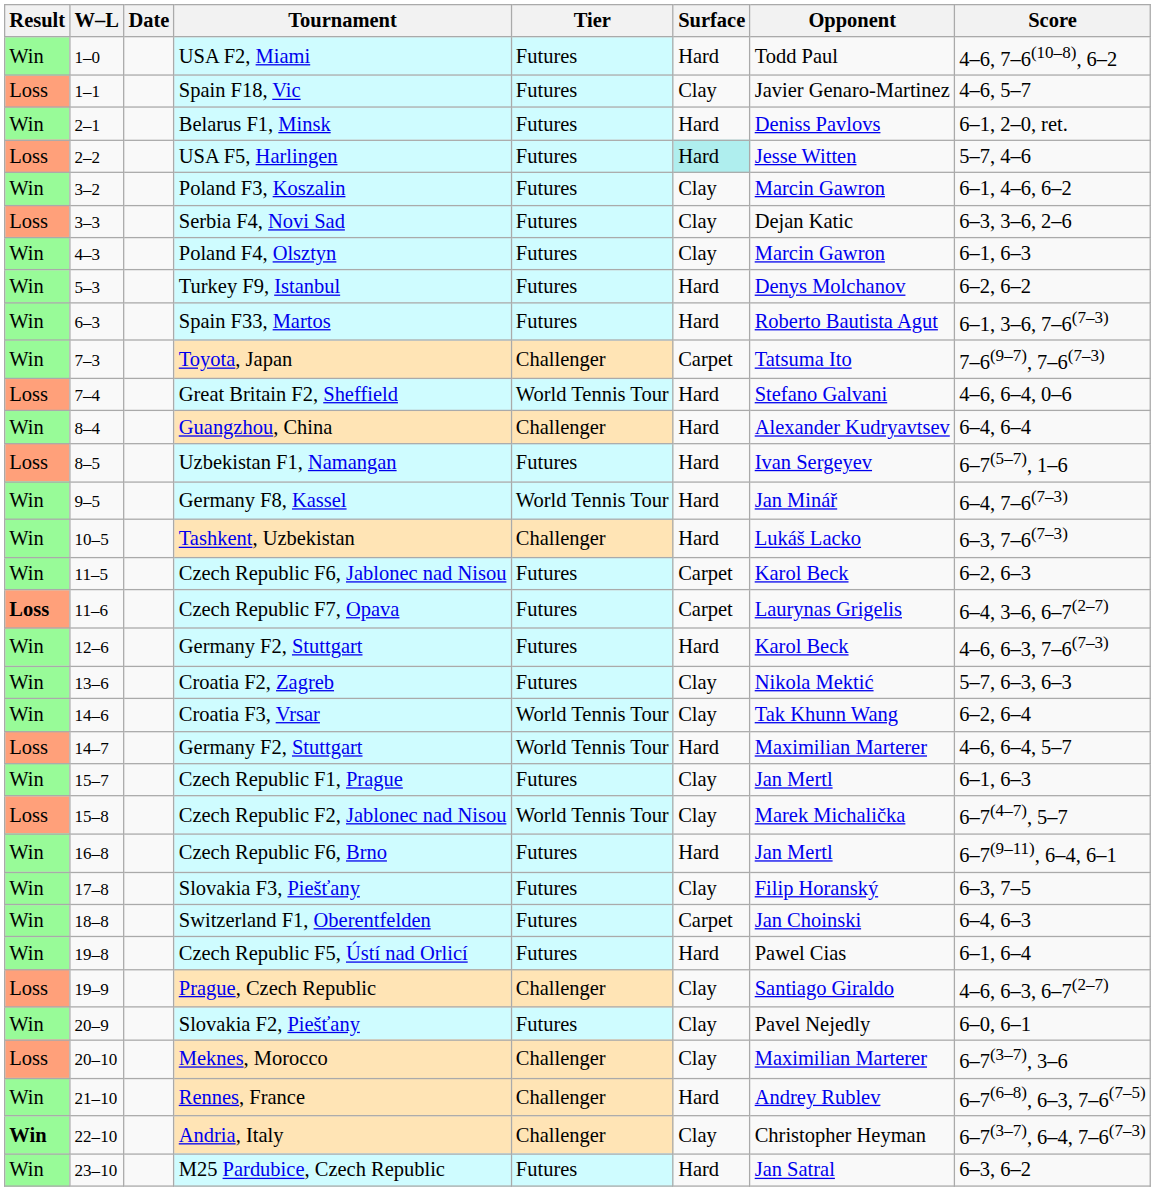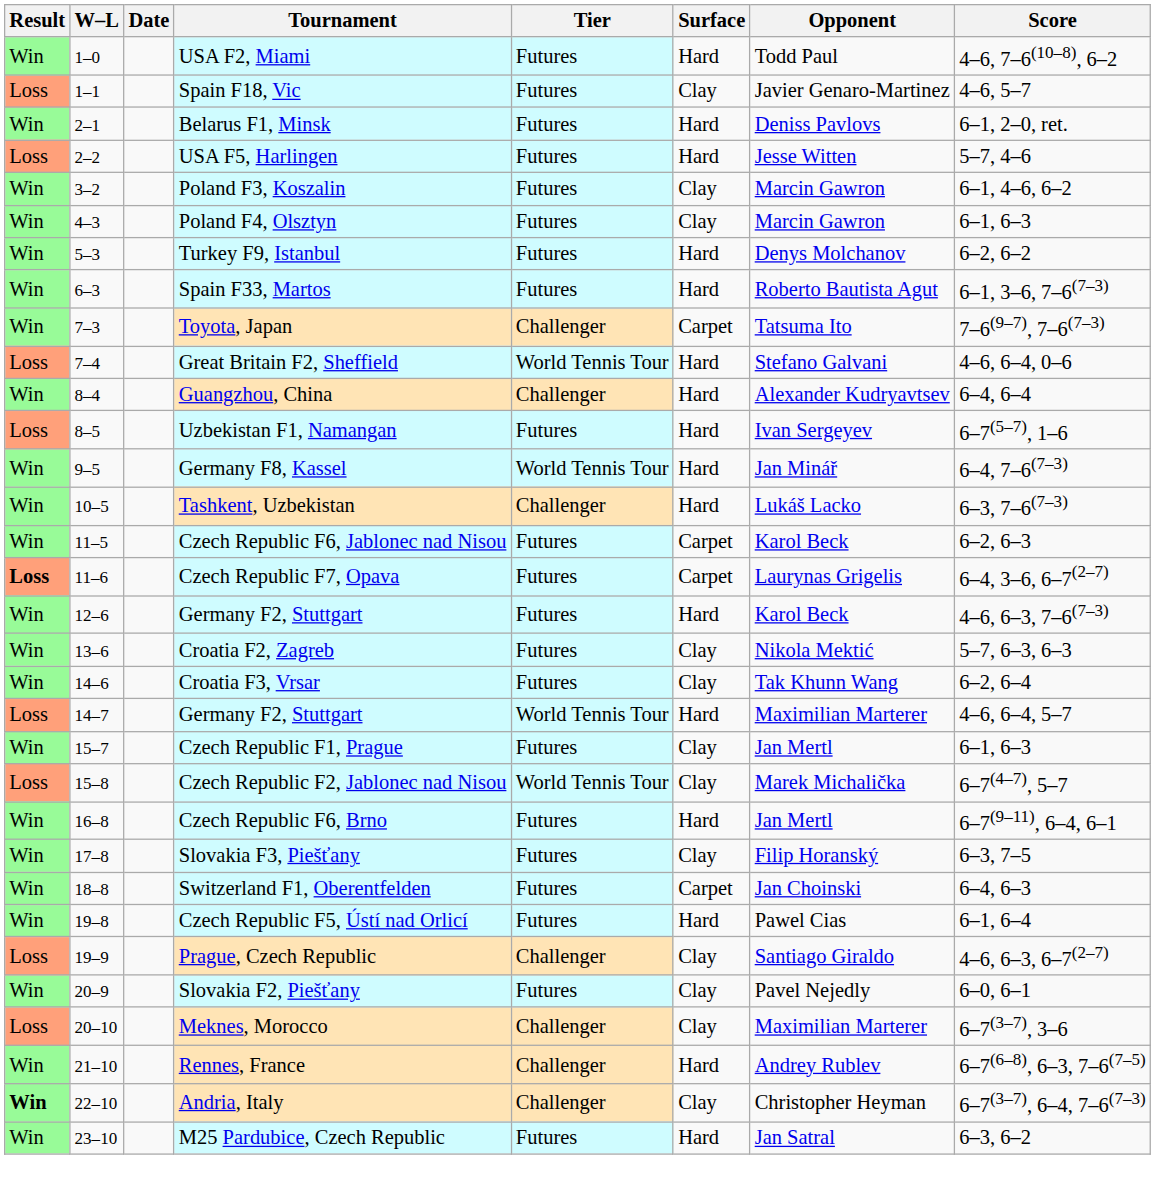(699, 156) paleturquoise background -> (699, 156) no background
- row: (87, 222)
(592, 714) World Tennis Tour -> (547, 682) Futures
